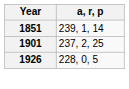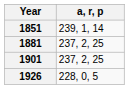+ row: (31, 44)
